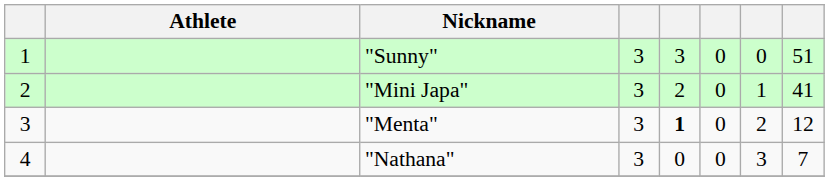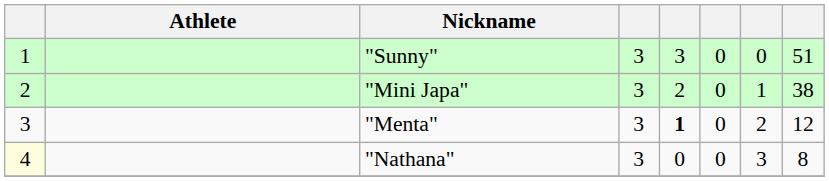(803, 90) 41 -> (803, 90) 38
(25, 158) no background -> (25, 158) lightyellow background
(803, 158) 7 -> (803, 158) 8
